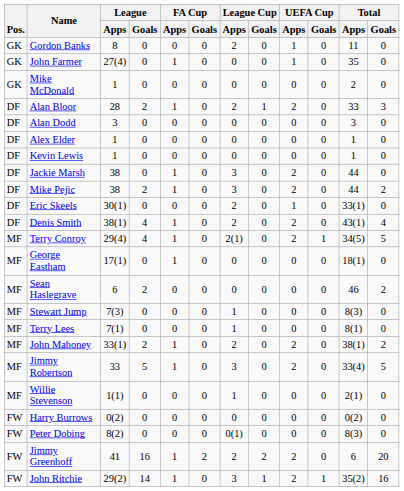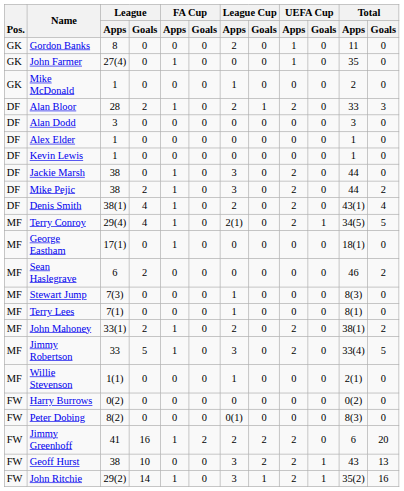(234, 84) 0 -> (234, 84) 1
- row: (53, 205)
+ row: (55, 462)
